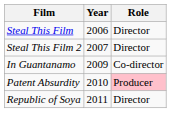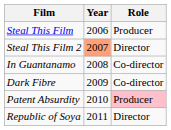(131, 30) Director -> (133, 30) Producer
(97, 47) no background -> (97, 47) lightsalmon background
(97, 64) 2009 -> (97, 64) 2008
+ row: (31, 82)
